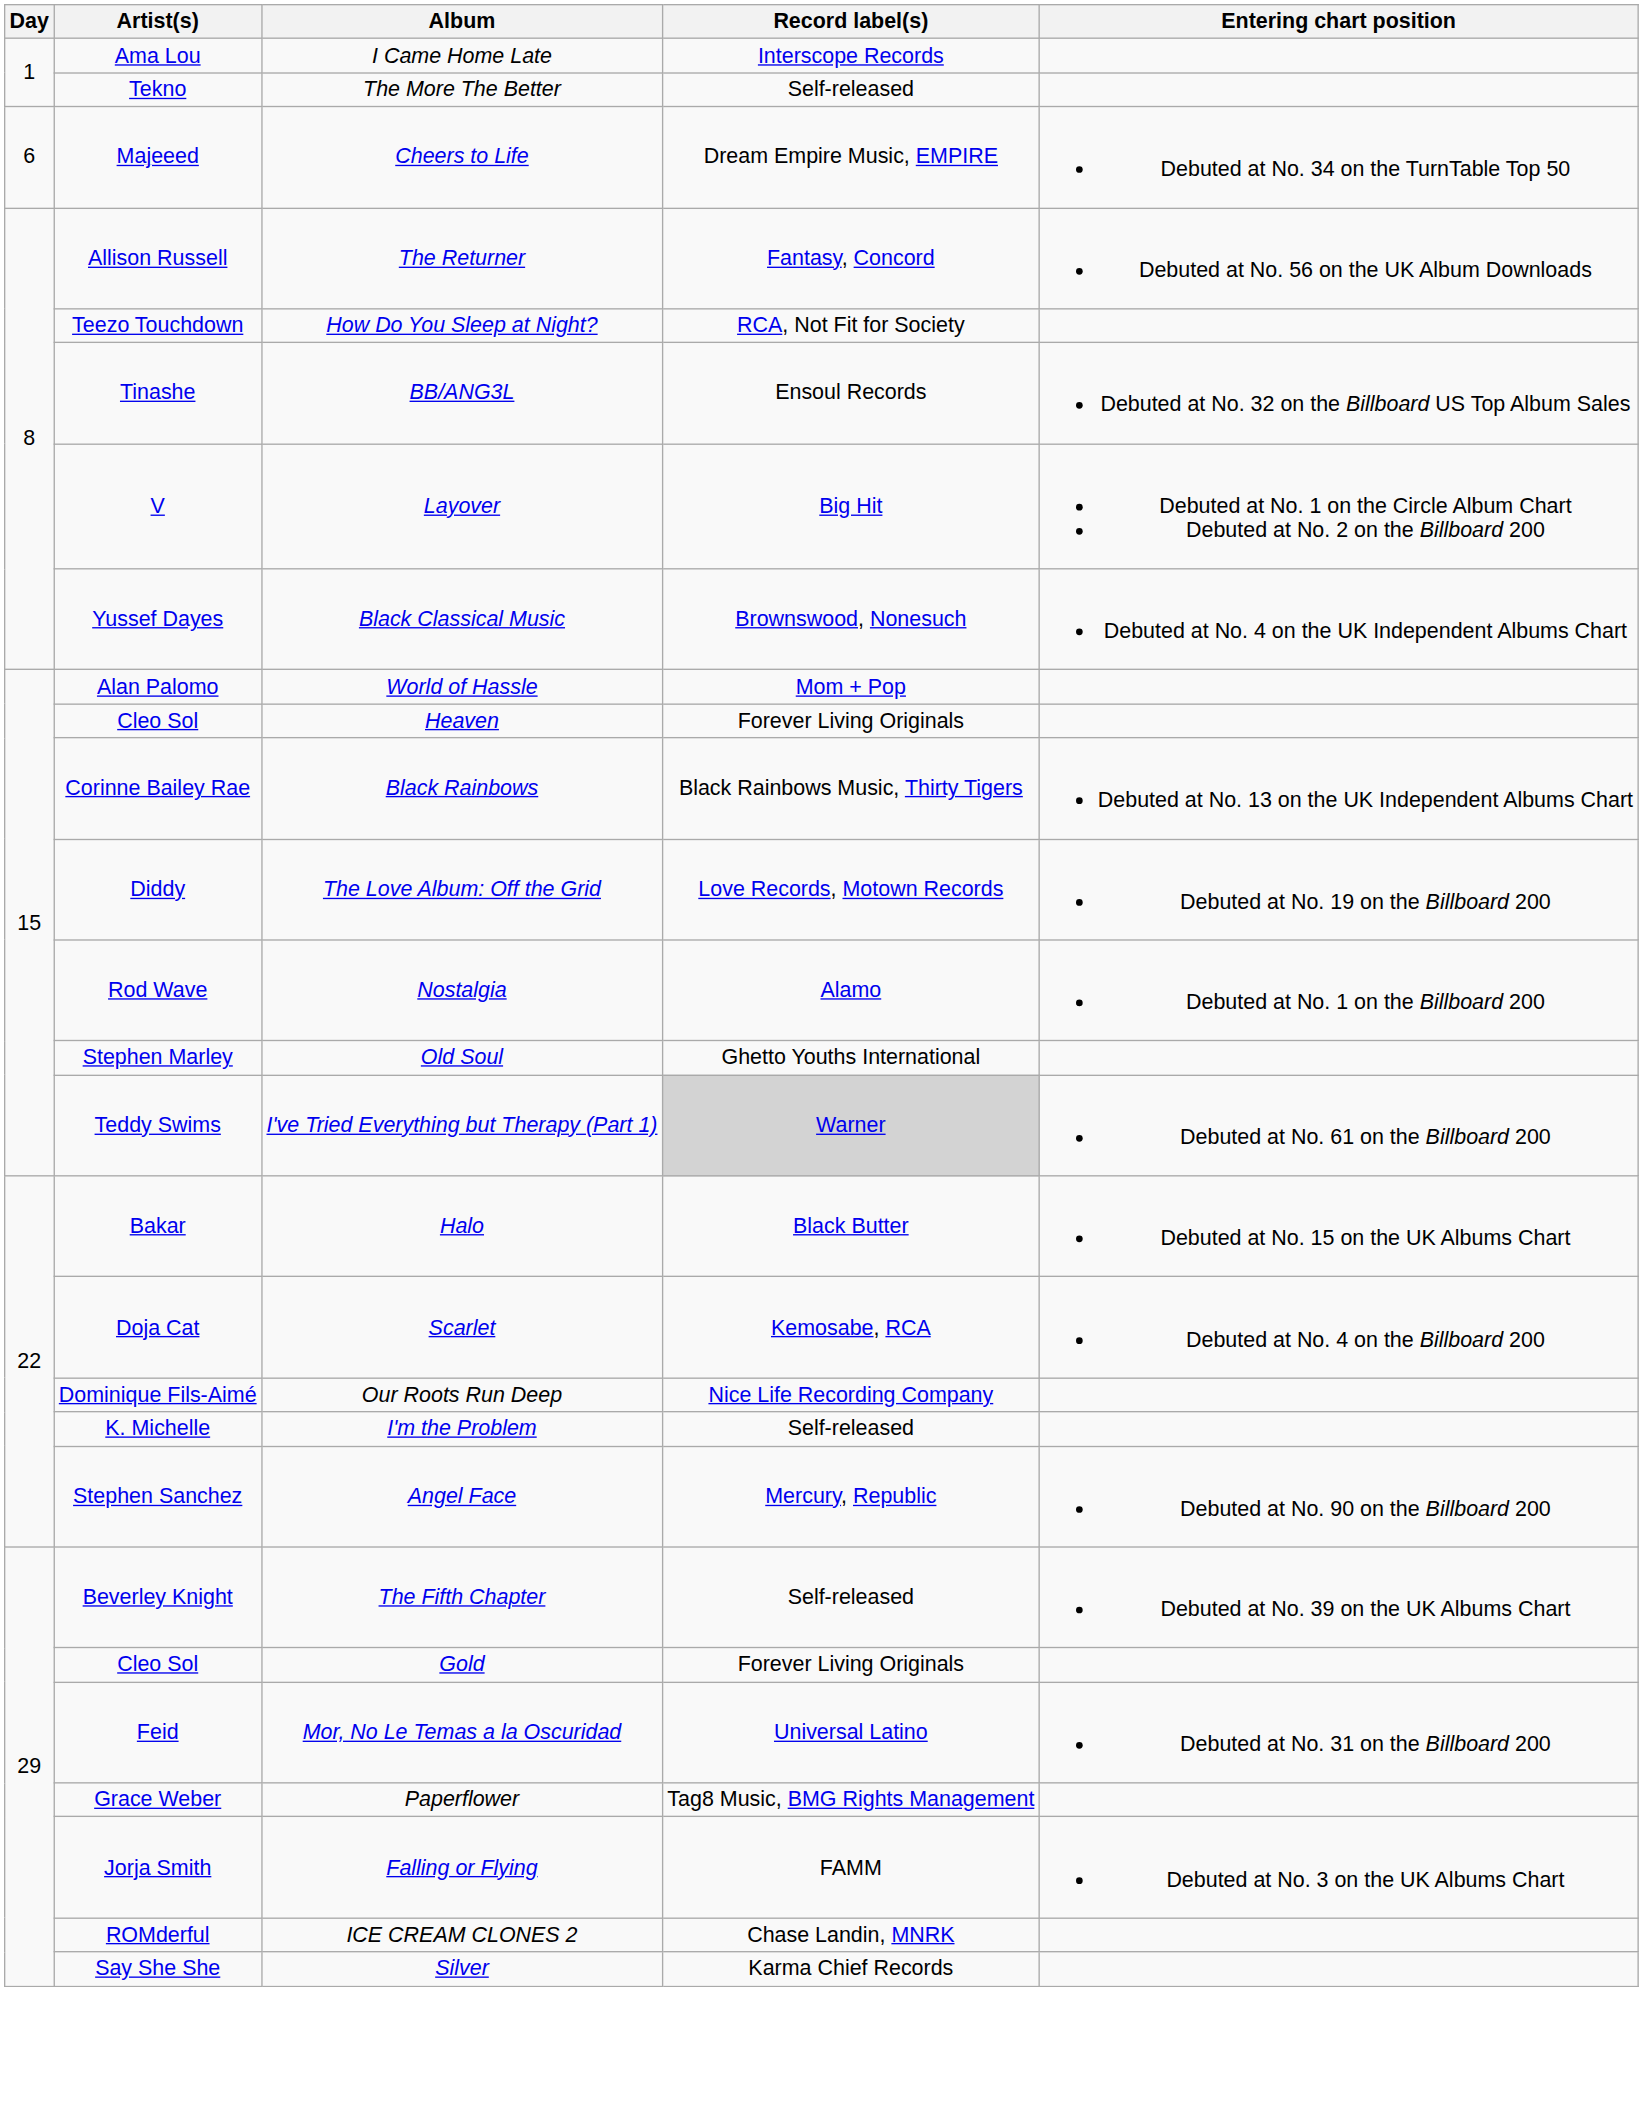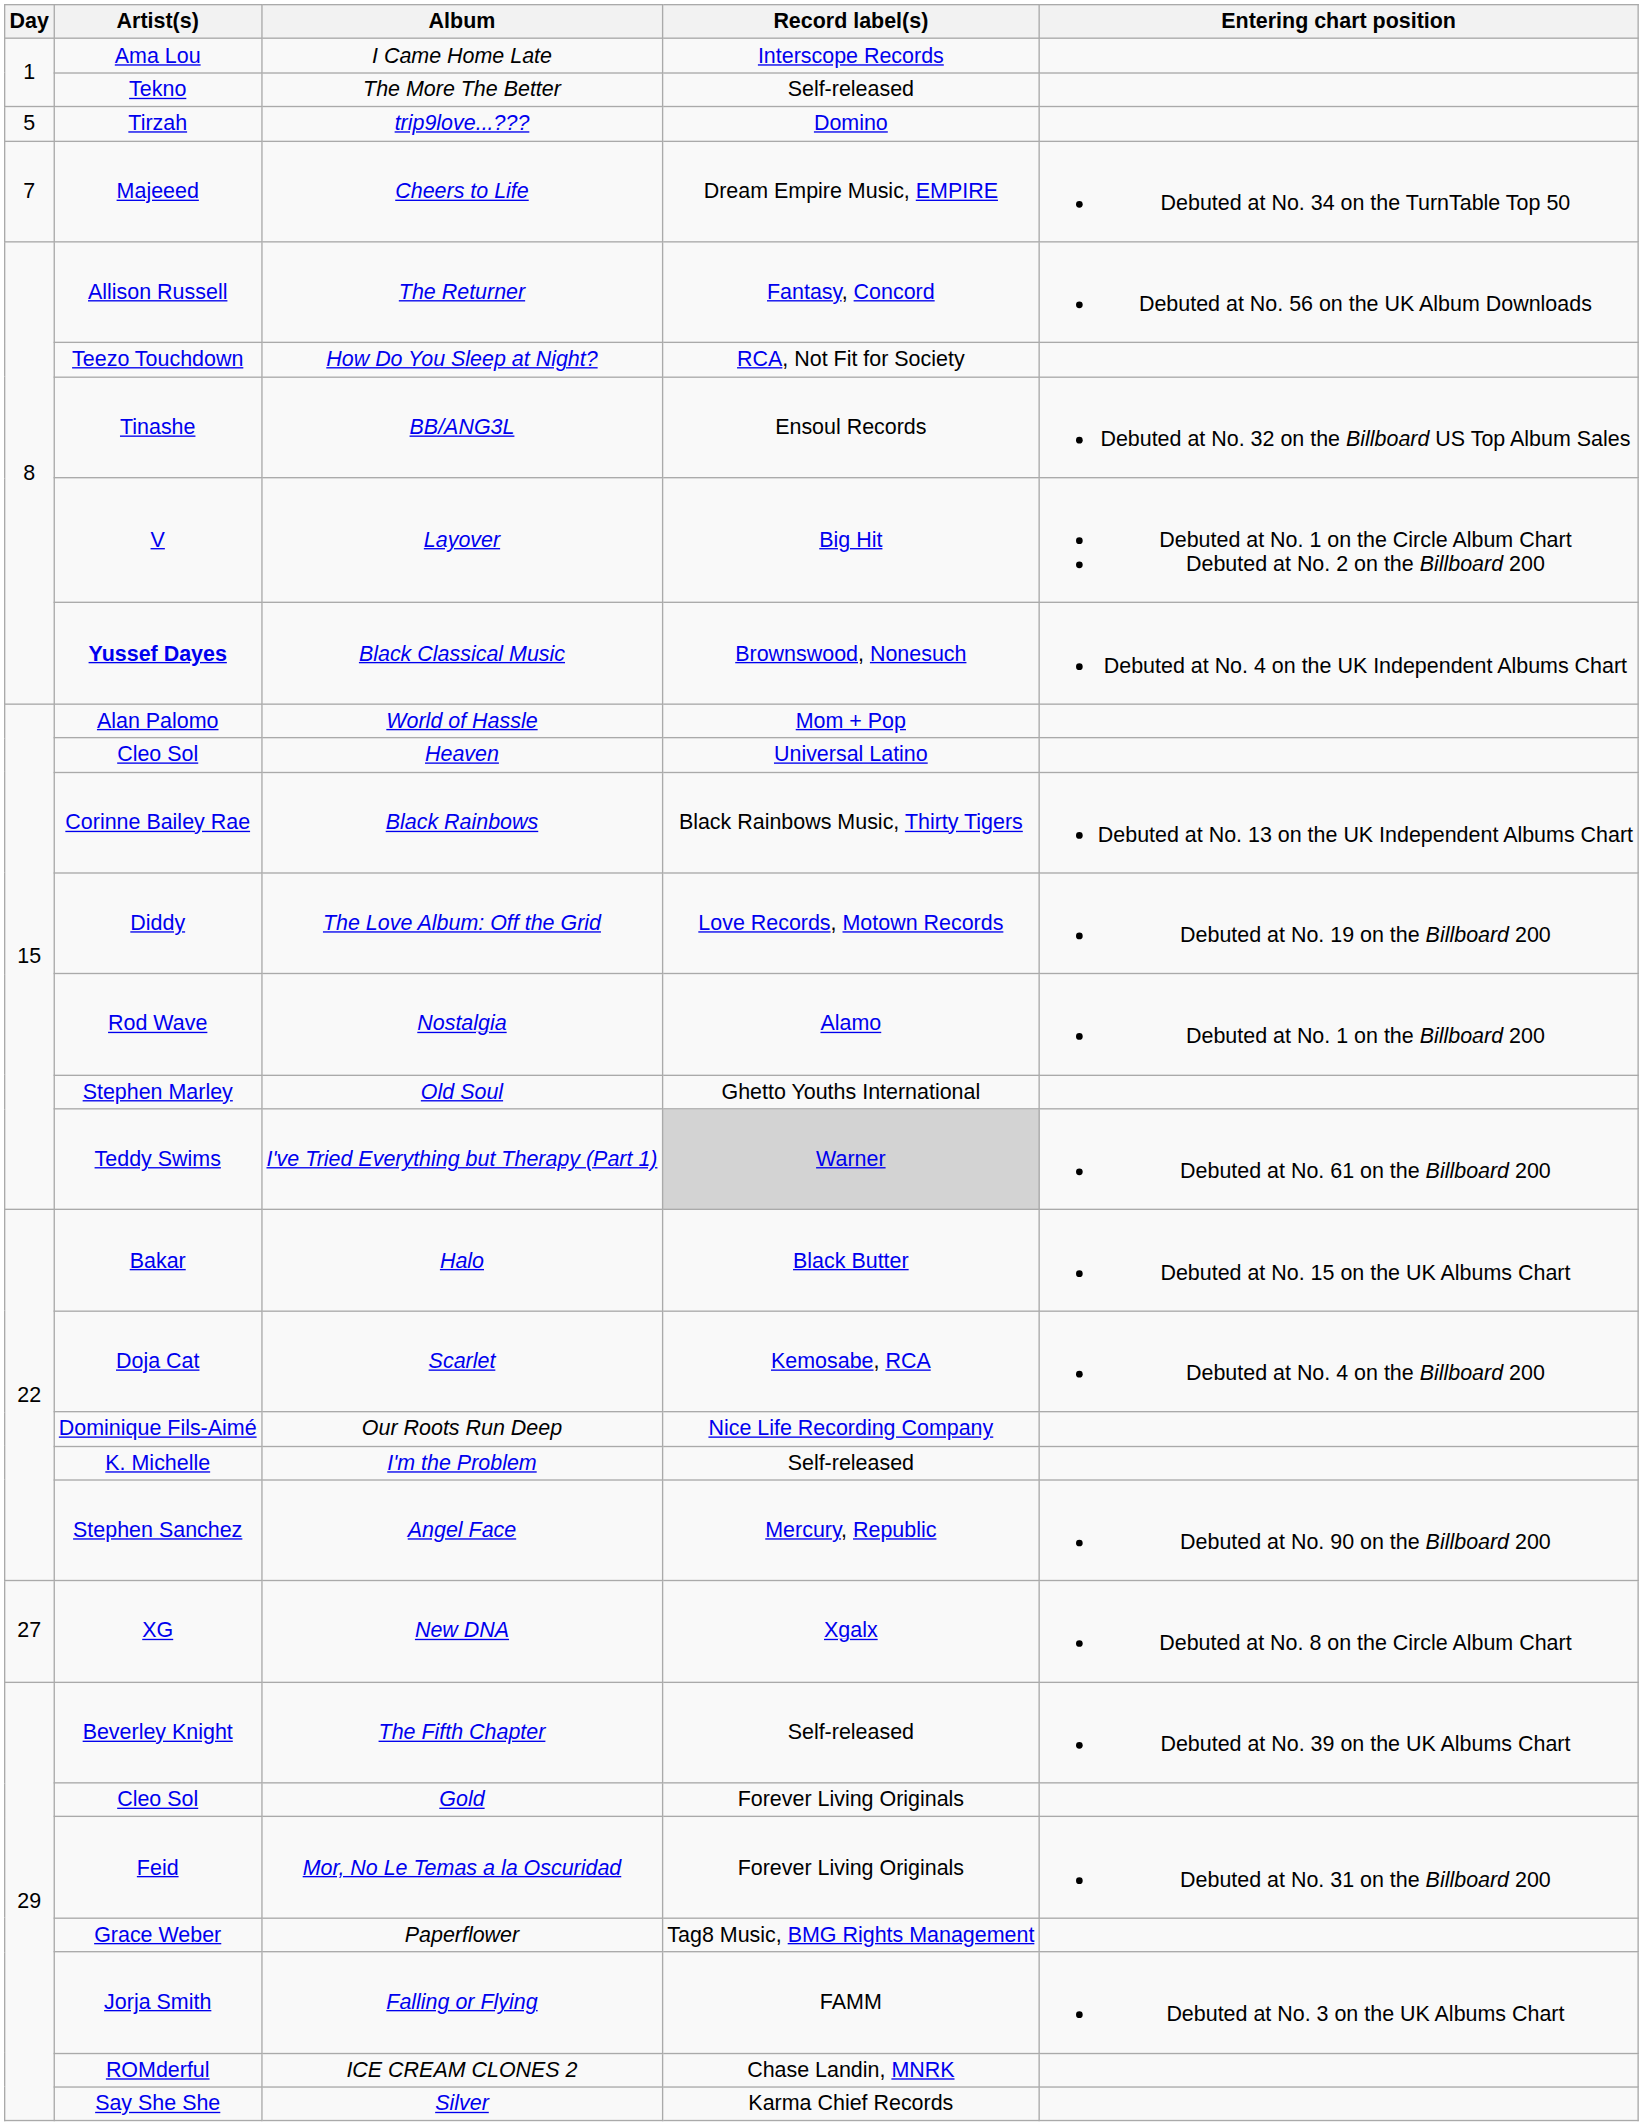+ row: (462, 123)
(29, 157) 6 -> (29, 191) 7
(158, 619) normal -> (158, 653) bold
(851, 720) Forever Living Originals -> (851, 754) Universal Latino
+ row: (462, 1631)
(851, 1732) Universal Latino -> (851, 1867) Forever Living Originals
